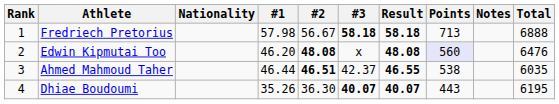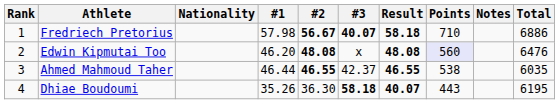(318, 33) normal -> (318, 33) bold
(359, 33) 58.18 -> (359, 33) 40.07
(450, 33) 713 -> (450, 33) 710
(534, 33) 6888 -> (534, 33) 6886
(318, 70) 46.51 -> (318, 70) 46.55
(359, 89) 40.07 -> (359, 89) 58.18
